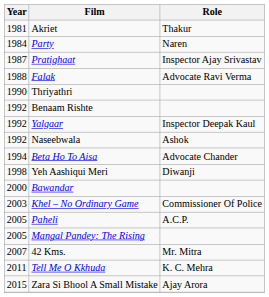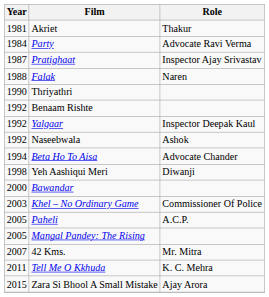(175, 44) Naren -> (207, 44) Advocate Ravi Verma
(207, 76) Advocate Ravi Verma -> (175, 76) Naren
